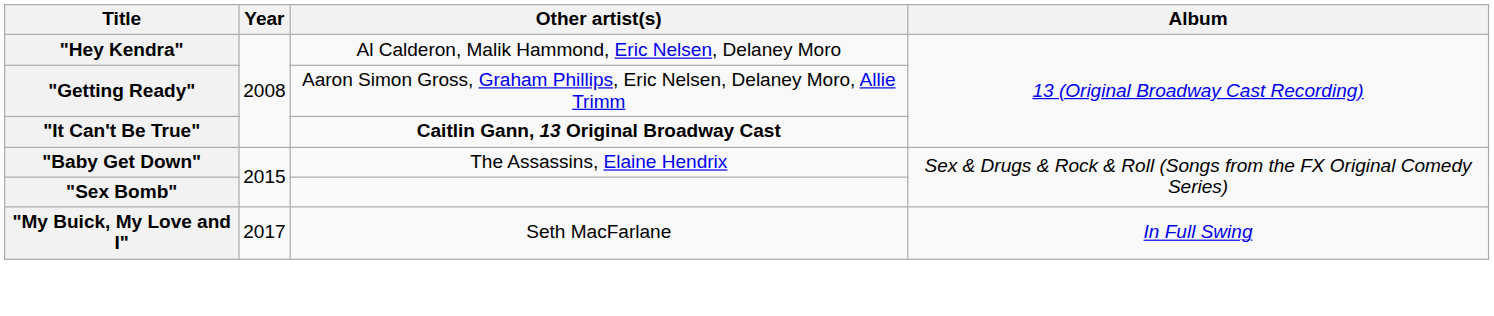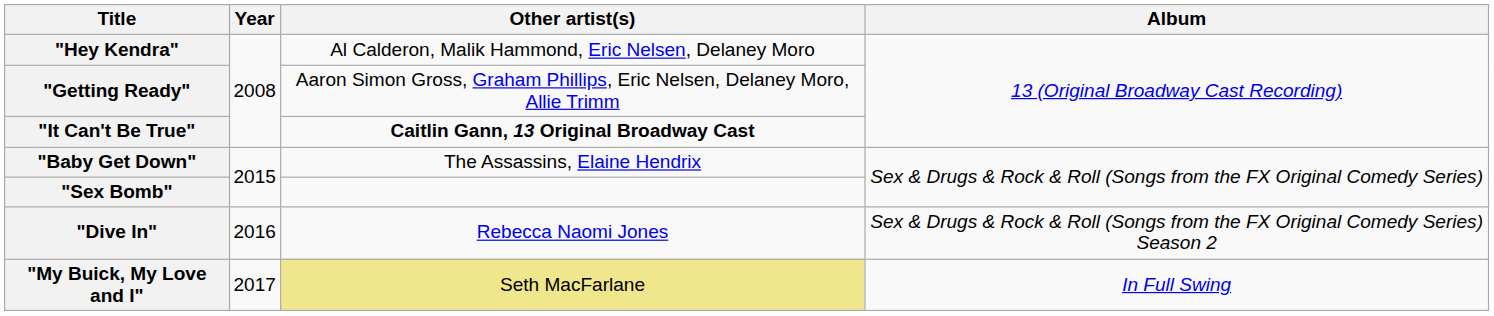+ row: (117, 232)
(599, 232) no background -> (573, 284) khaki background
